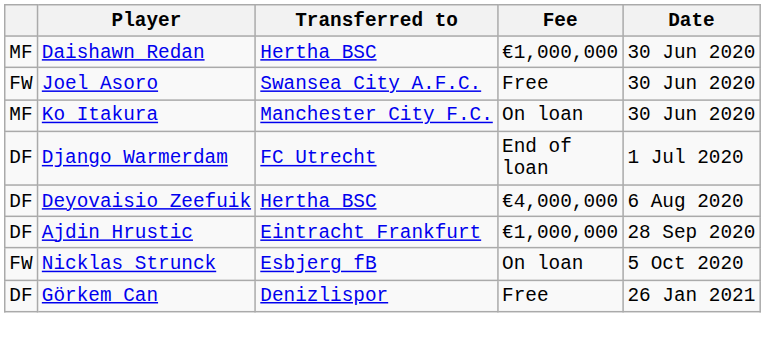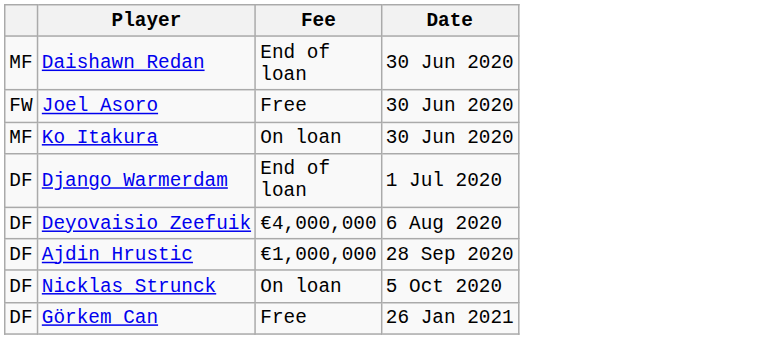- column: (377, 21)
(560, 52) €1,000,000 -> (295, 63) End of loan
(21, 264) FW -> (21, 286) DF
